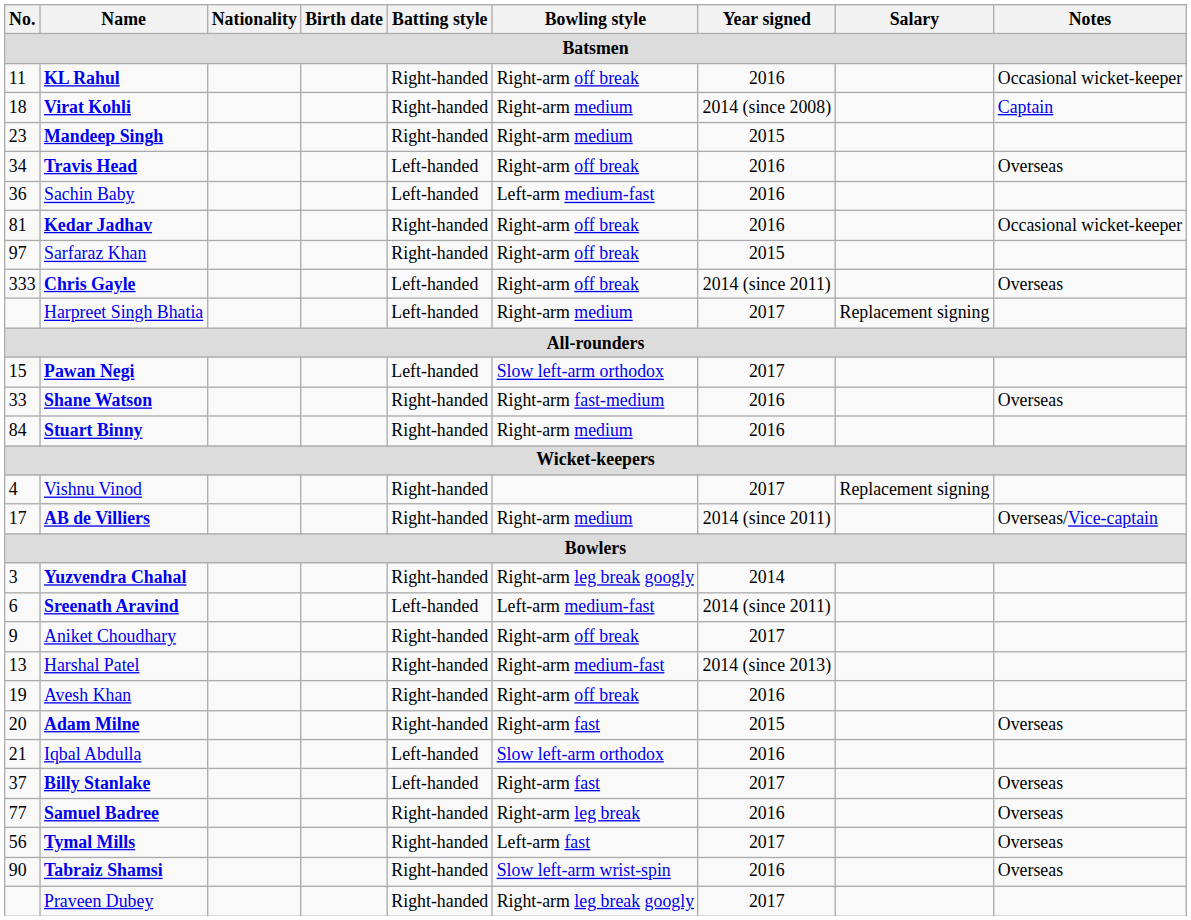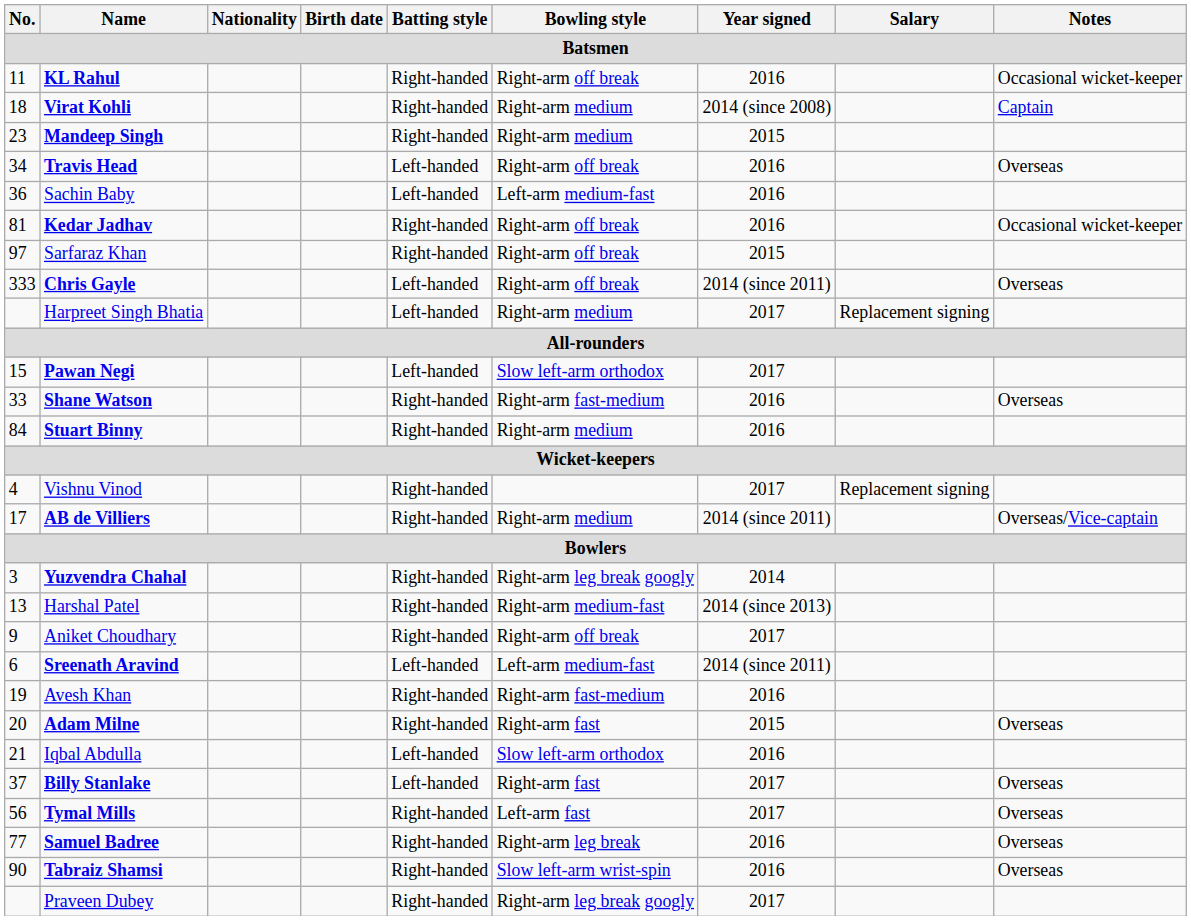rows swapped: (111, 606) <-> (92, 665)
(568, 694) Right-arm off break -> (581, 694) Right-arm fast-medium
rows swapped: (90, 841) <-> (101, 812)
